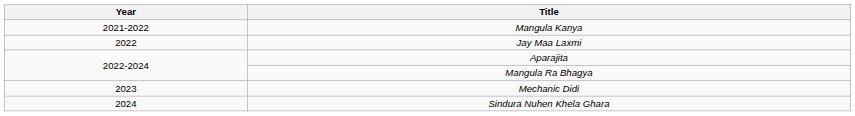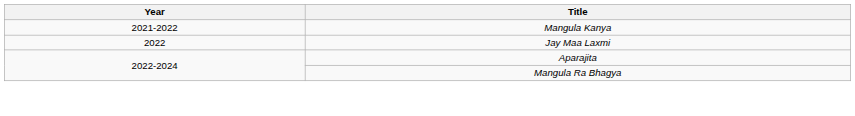- row: (549, 89)
- row: (549, 104)
